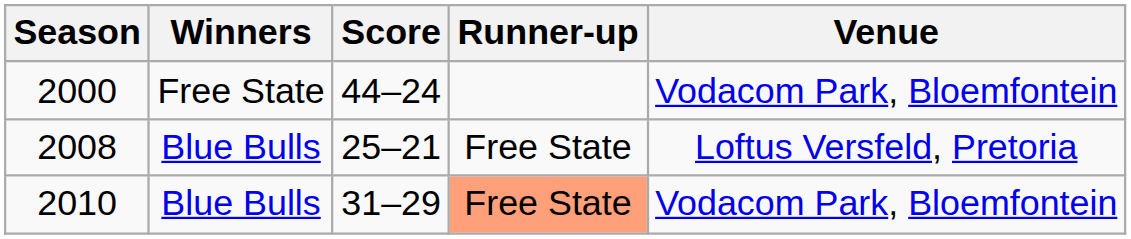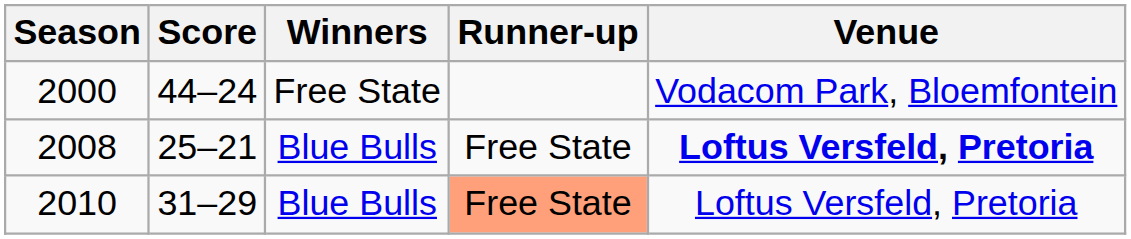columns swapped: (241, 32) <-> (391, 32)
(886, 146) normal -> (886, 146) bold
(886, 203) Vodacom Park, Bloemfontein -> (886, 203) Loftus Versfeld, Pretoria
